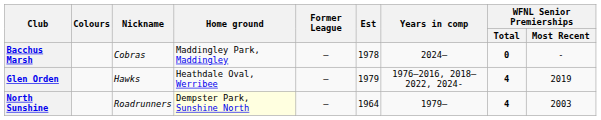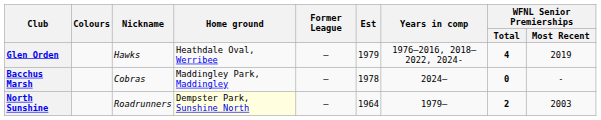rows swapped: (25, 55) <-> (33, 79)
(507, 103) 4 -> (507, 103) 2
